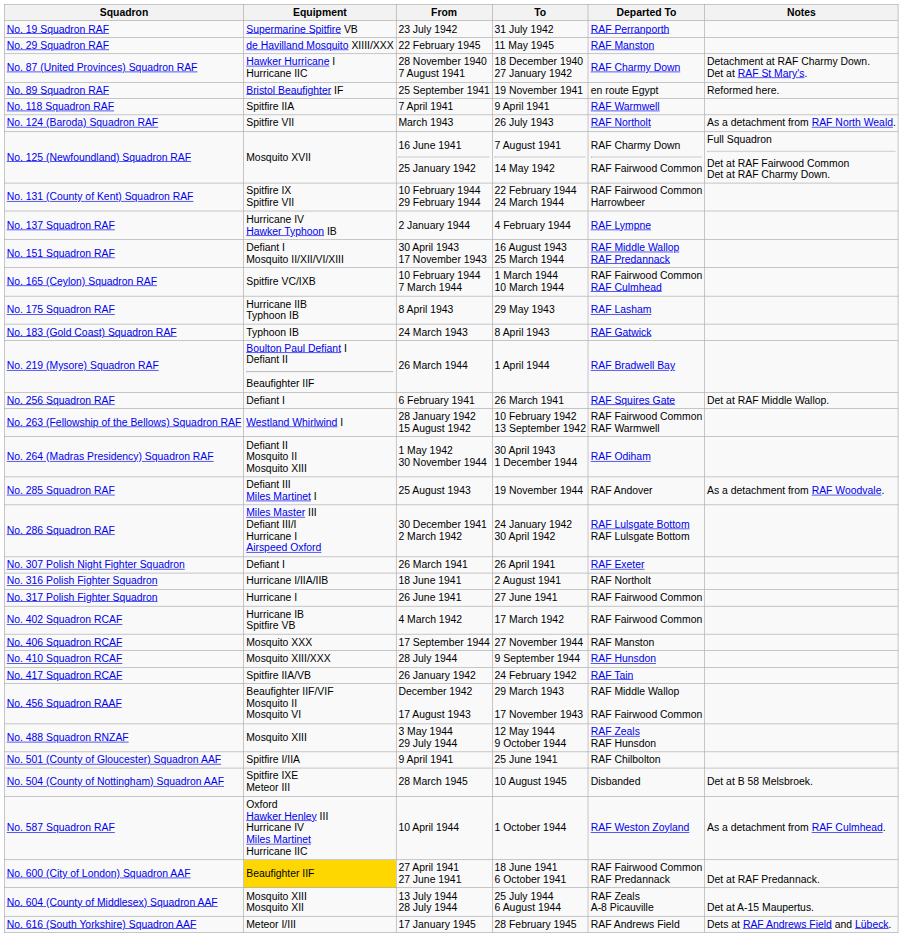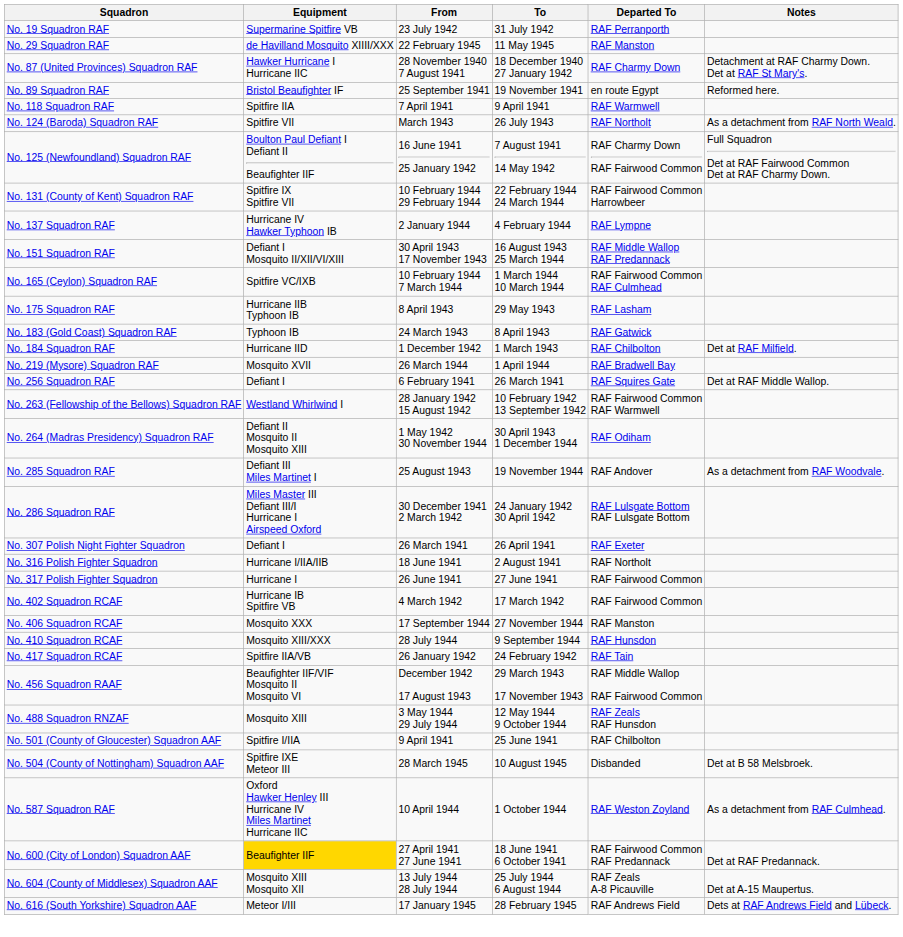(279, 157) Mosquito XVII -> (320, 157) Boulton Paul Defiant I Defiant II Beaufighter IIF
+ row: (61, 348)
(320, 366) Boulton Paul Defiant I Defiant II Beaufighter IIF -> (279, 365) Mosquito XVII
